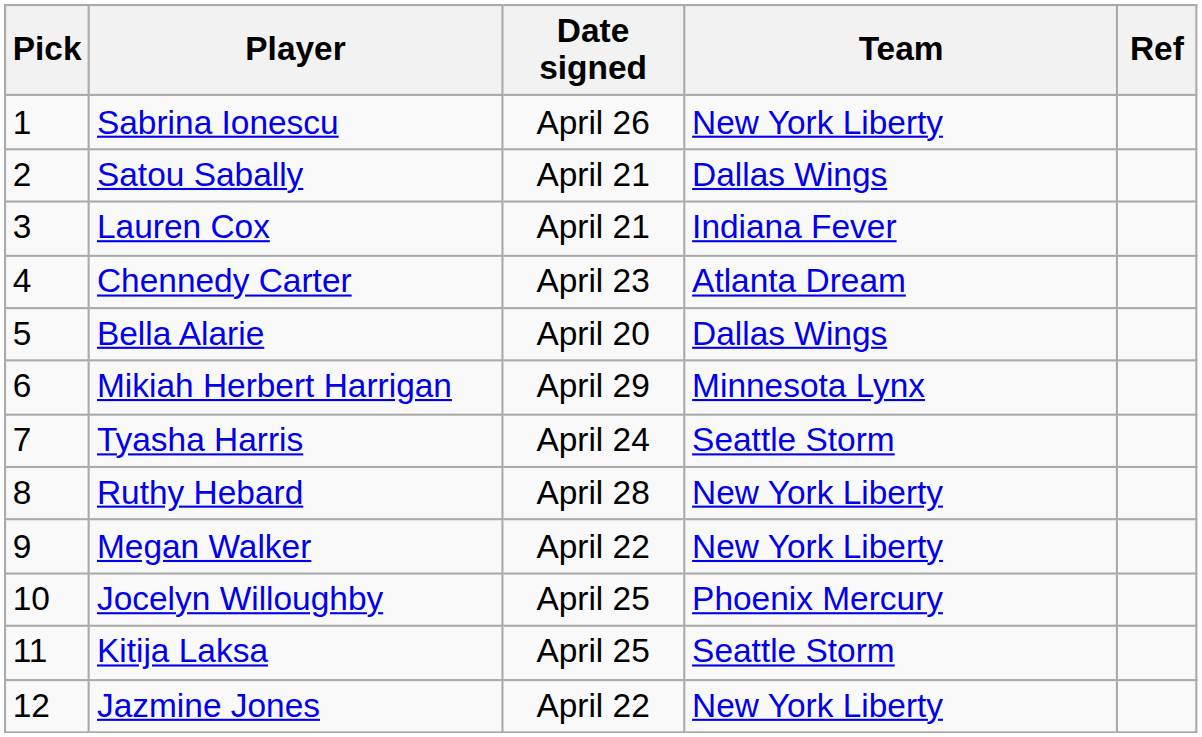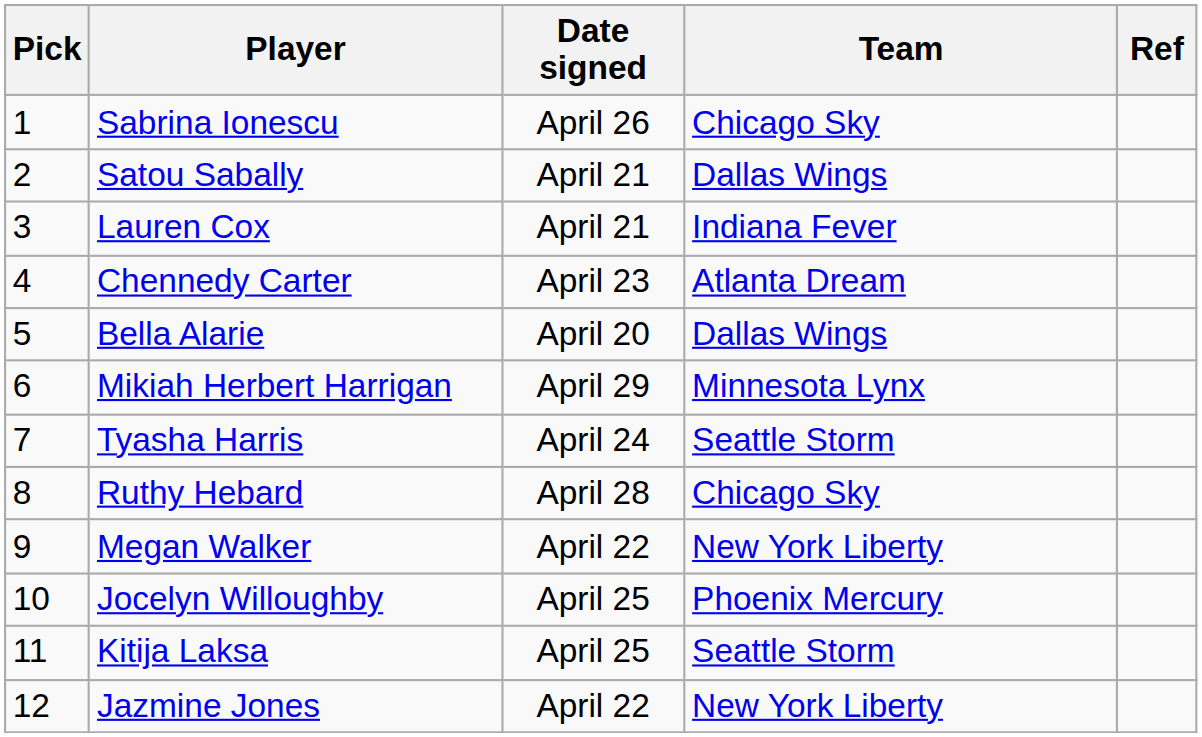(818, 121) New York Liberty -> (786, 121) Chicago Sky
(818, 492) New York Liberty -> (786, 492) Chicago Sky
